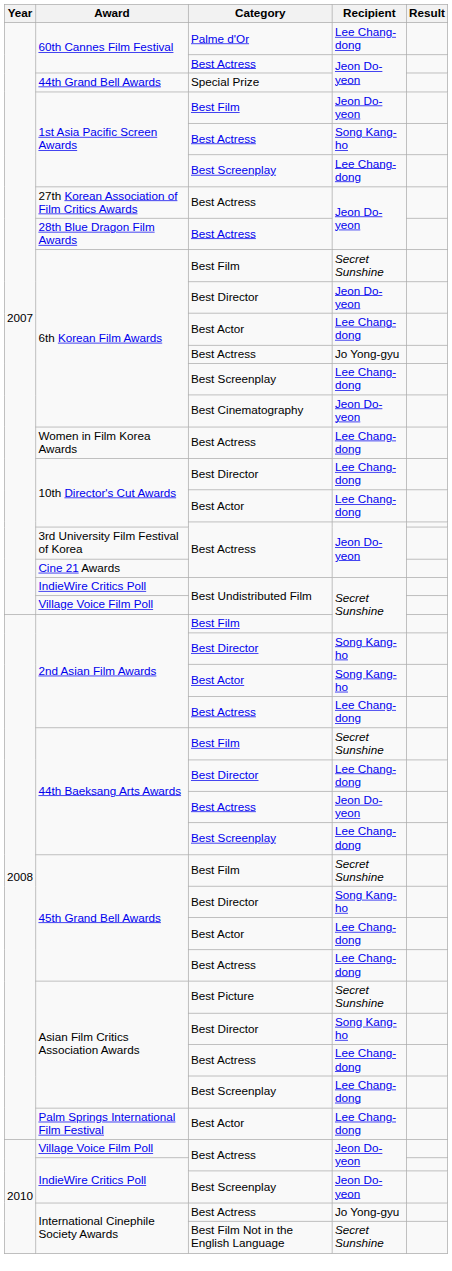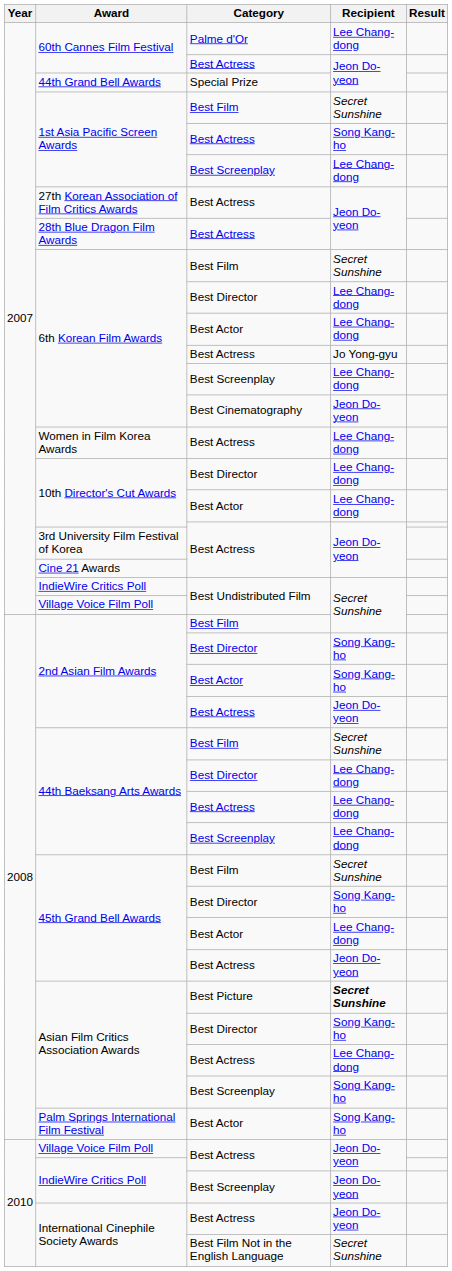(359, 107) Jeon Do-yeon -> (357, 107) Secret Sunshine
(359, 297) Jeon Do-yeon -> (364, 297) Lee Chang-dong
(365, 712) Lee Chang-dong -> (357, 712) Jeon Do-yeon
(359, 807) Jeon Do-yeon -> (364, 807) Lee Chang-dong
(365, 965) Lee Chang-dong -> (357, 965) Jeon Do-yeon
(359, 997) normal -> (359, 997) bold
(365, 1092) Lee Chang-dong -> (364, 1092) Song Kang-ho
(365, 1123) Lee Chang-dong -> (364, 1123) Song Kang-ho
(367, 1212) Jo Yong-gyu -> (357, 1218) Jeon Do-yeon
